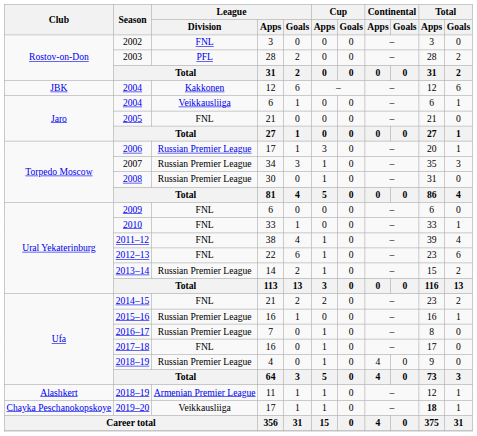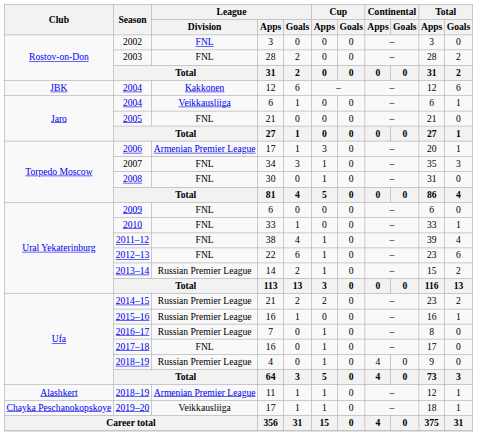(205, 57) PFL -> (205, 57) FNL
(205, 149) Russian Premier League -> (205, 149) Armenian Premier League
(205, 164) Russian Premier League -> (205, 164) FNL
(205, 179) Russian Premier League -> (205, 179) FNL
(205, 301) FNL -> (205, 301) Russian Premier League
(432, 407) bold -> (432, 407) normal
